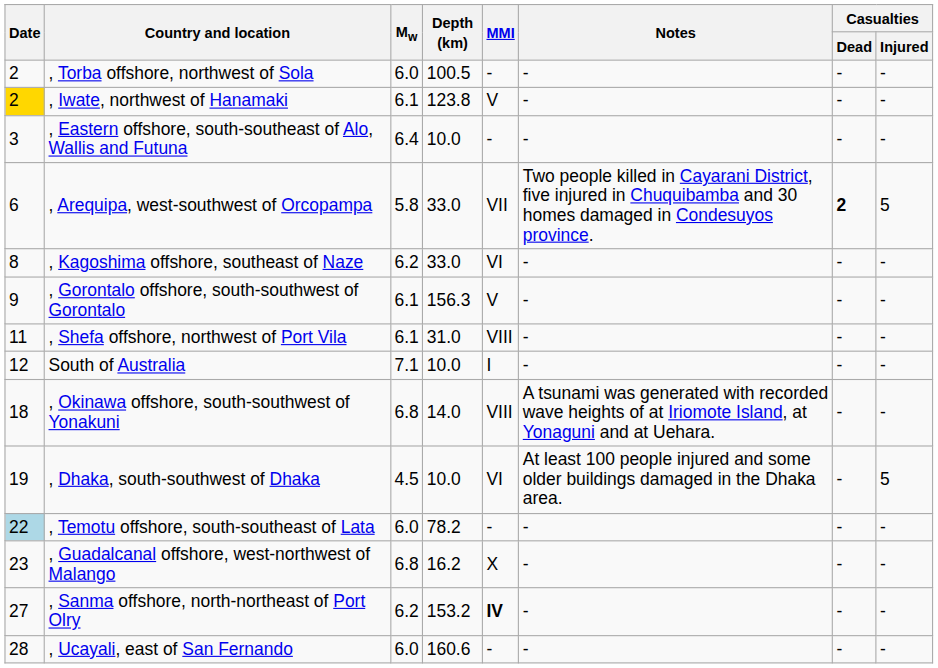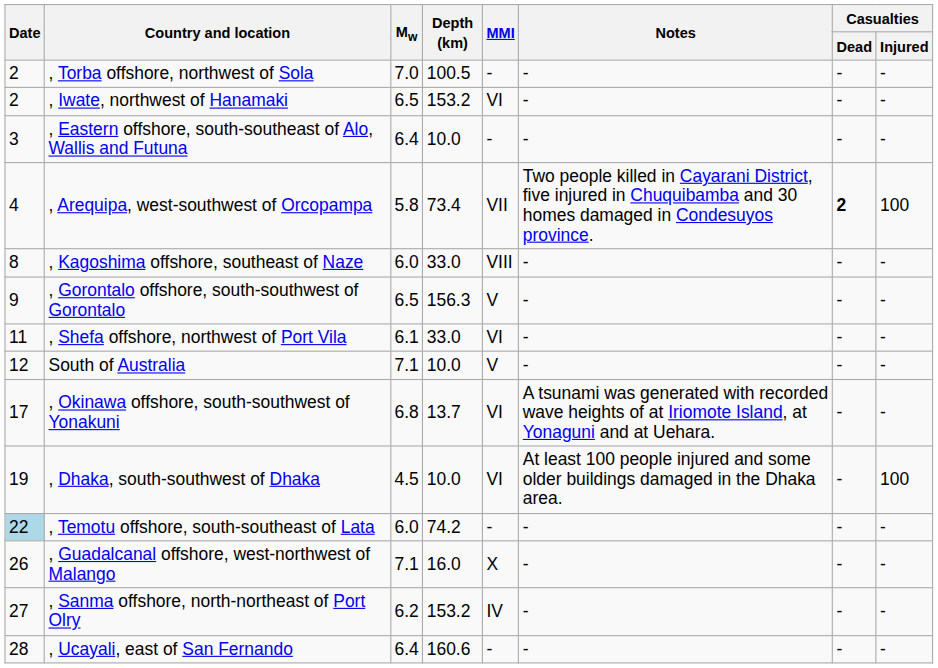(407, 73) 6.0 -> (407, 73) 7.0
(14, 101) gold background -> (14, 101) no background
(407, 101) 6.1 -> (407, 101) 6.5
(449, 101) 123.8 -> (449, 101) 153.2
(492, 101) V -> (495, 101) VI
(14, 205) 6 -> (14, 205) 4
(444, 205) 33.0 -> (444, 205) 73.4
(885, 205) 5 -> (895, 205) 100
(407, 262) 6.2 -> (407, 262) 6.0
(495, 262) VI -> (500, 262) VIII
(407, 300) 6.1 -> (407, 300) 6.5
(444, 337) 31.0 -> (444, 337) 33.0
(500, 337) VIII -> (495, 337) VI
(489, 365) I -> (492, 365) V
(19, 412) 18 -> (19, 412) 17
(444, 412) 14.0 -> (444, 412) 13.7
(500, 412) VIII -> (495, 412) VI
(885, 479) 5 -> (895, 479) 100
(444, 526) 78.2 -> (444, 526) 74.2
(19, 564) 23 -> (19, 564) 26
(407, 564) 6.8 -> (407, 564) 7.1
(444, 564) 16.2 -> (444, 564) 16.0
(495, 611) bold -> (495, 611) normal
(407, 649) 6.0 -> (407, 649) 6.4
